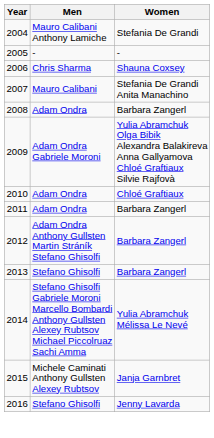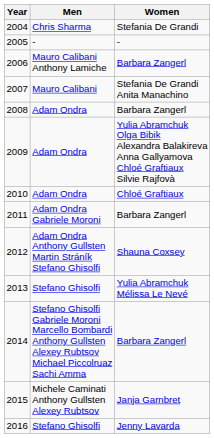(69, 32) Mauro Calibani Anthony Lamiche -> (62, 27) Chris Sharma
(62, 68) Chris Sharma -> (69, 63) Mauro Calibani Anthony Lamiche
(151, 68) Shauna Coxsey -> (151, 63) Barbara Zangerl
(66, 152) Adam Ondra Gabriele Moroni -> (60, 152) Adam Ondra
(60, 209) Adam Ondra -> (66, 214) Adam Ondra Gabriele Moroni
(151, 240) Barbara Zangerl -> (151, 251) Shauna Coxsey
(151, 272) Barbara Zangerl -> (153, 288) Yulia Abramchuk Mélissa Le Nevé
(153, 319) Yulia Abramchuk Mélissa Le Nevé -> (151, 341) Barbara Zangerl
